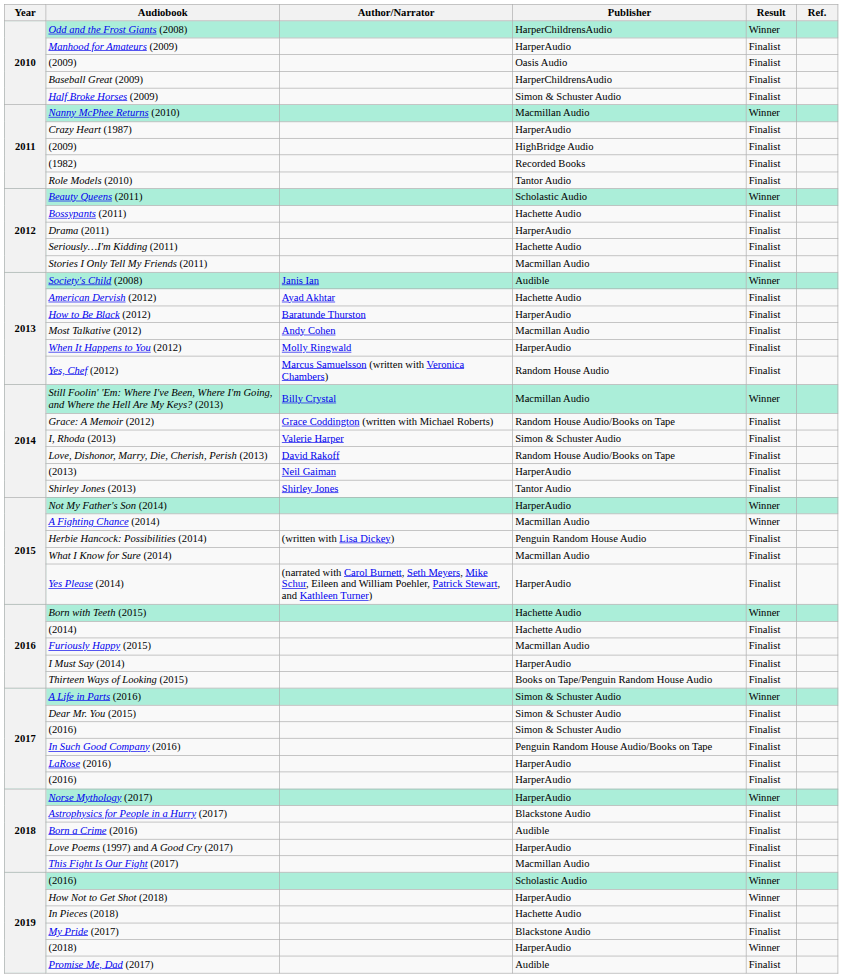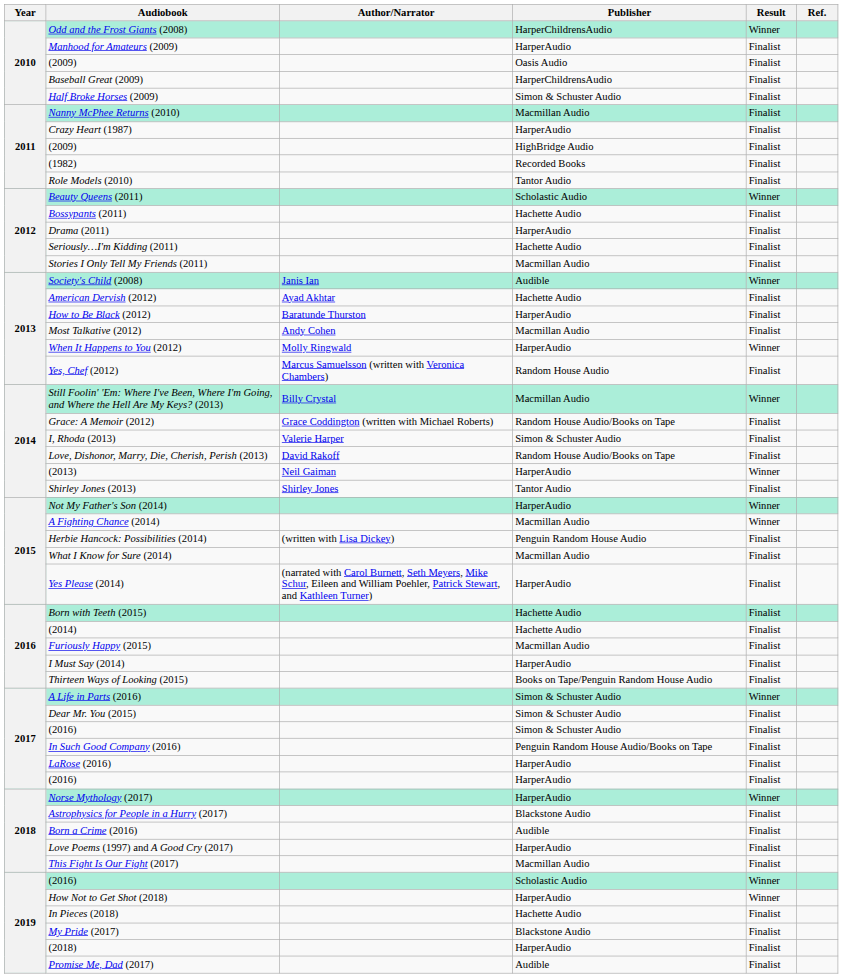(764, 113) Winner -> (764, 113) Finalist
(764, 347) Finalist -> (764, 347) Winner
(764, 472) Finalist -> (764, 472) Winner
(764, 613) Winner -> (764, 613) Finalist
(764, 948) Winner -> (764, 948) Finalist
